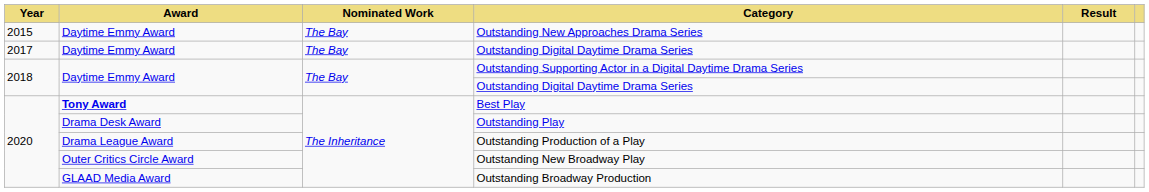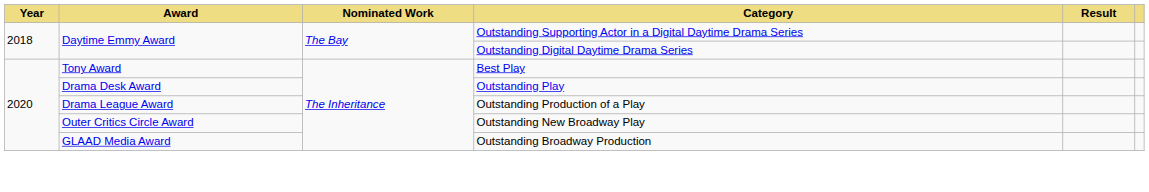- row: (20, 31)
- row: (20, 50)
(94, 104) bold -> (92, 68) normal
